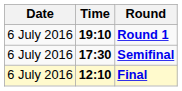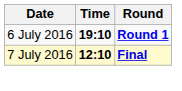- row: (146, 55)
(40, 75) 6 July 2016 -> (40, 55) 7 July 2016
